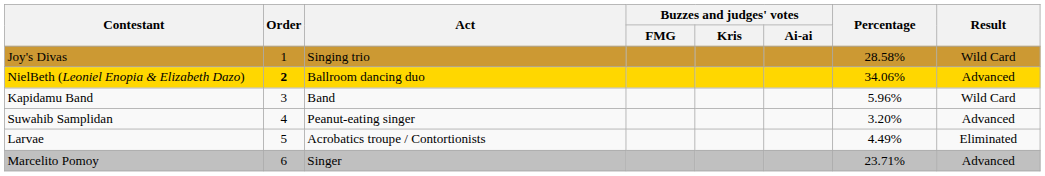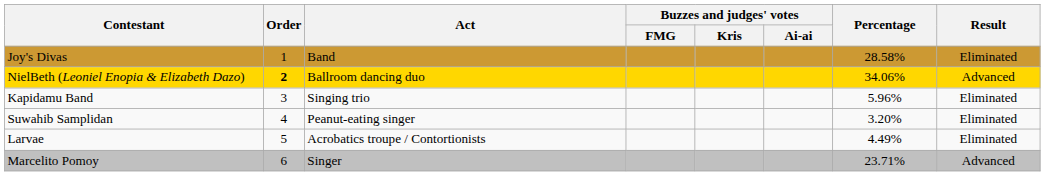(339, 56) Singing trio -> (321, 56) Band
(988, 56) Wild Card -> (988, 56) Eliminated
(321, 98) Band -> (339, 98) Singing trio
(988, 98) Wild Card -> (988, 98) Eliminated
(988, 118) Advanced -> (988, 118) Eliminated
